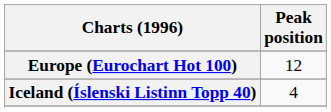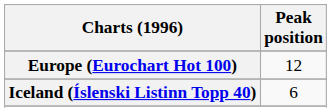(294, 92) 4 -> (294, 92) 6
